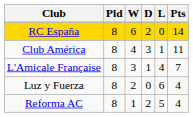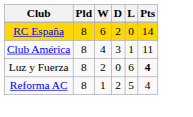- row: (54, 67)
(178, 85) normal -> (148, 67) bold
